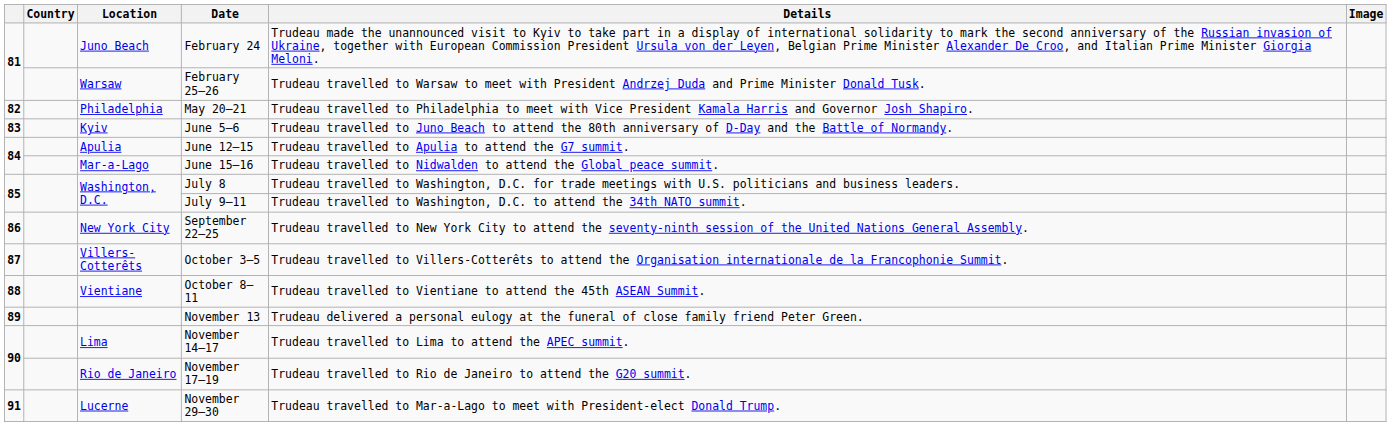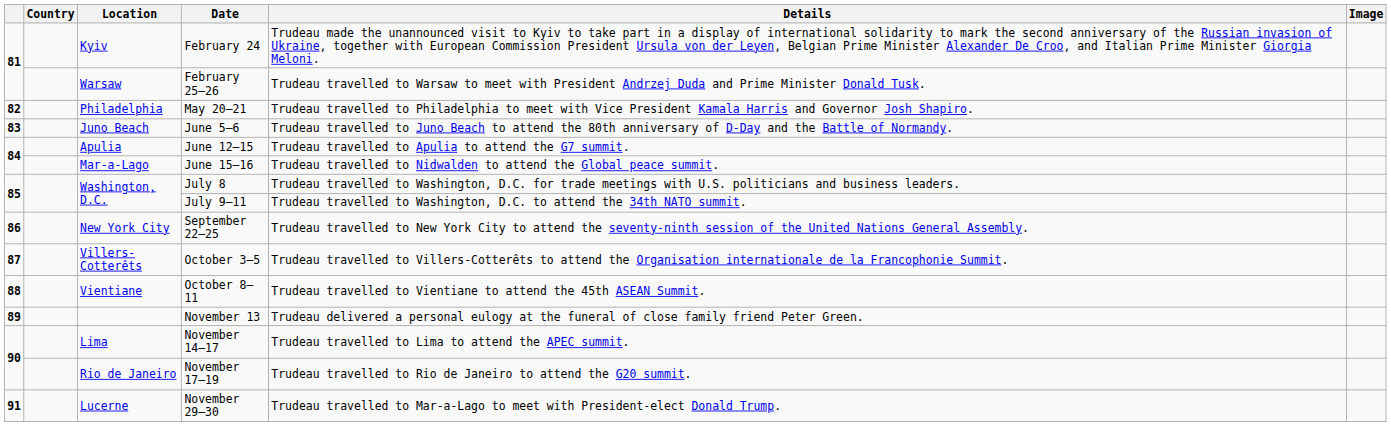(114, 46) Juno Beach -> (94, 46) Kyiv
(94, 128) Kyiv -> (114, 128) Juno Beach
